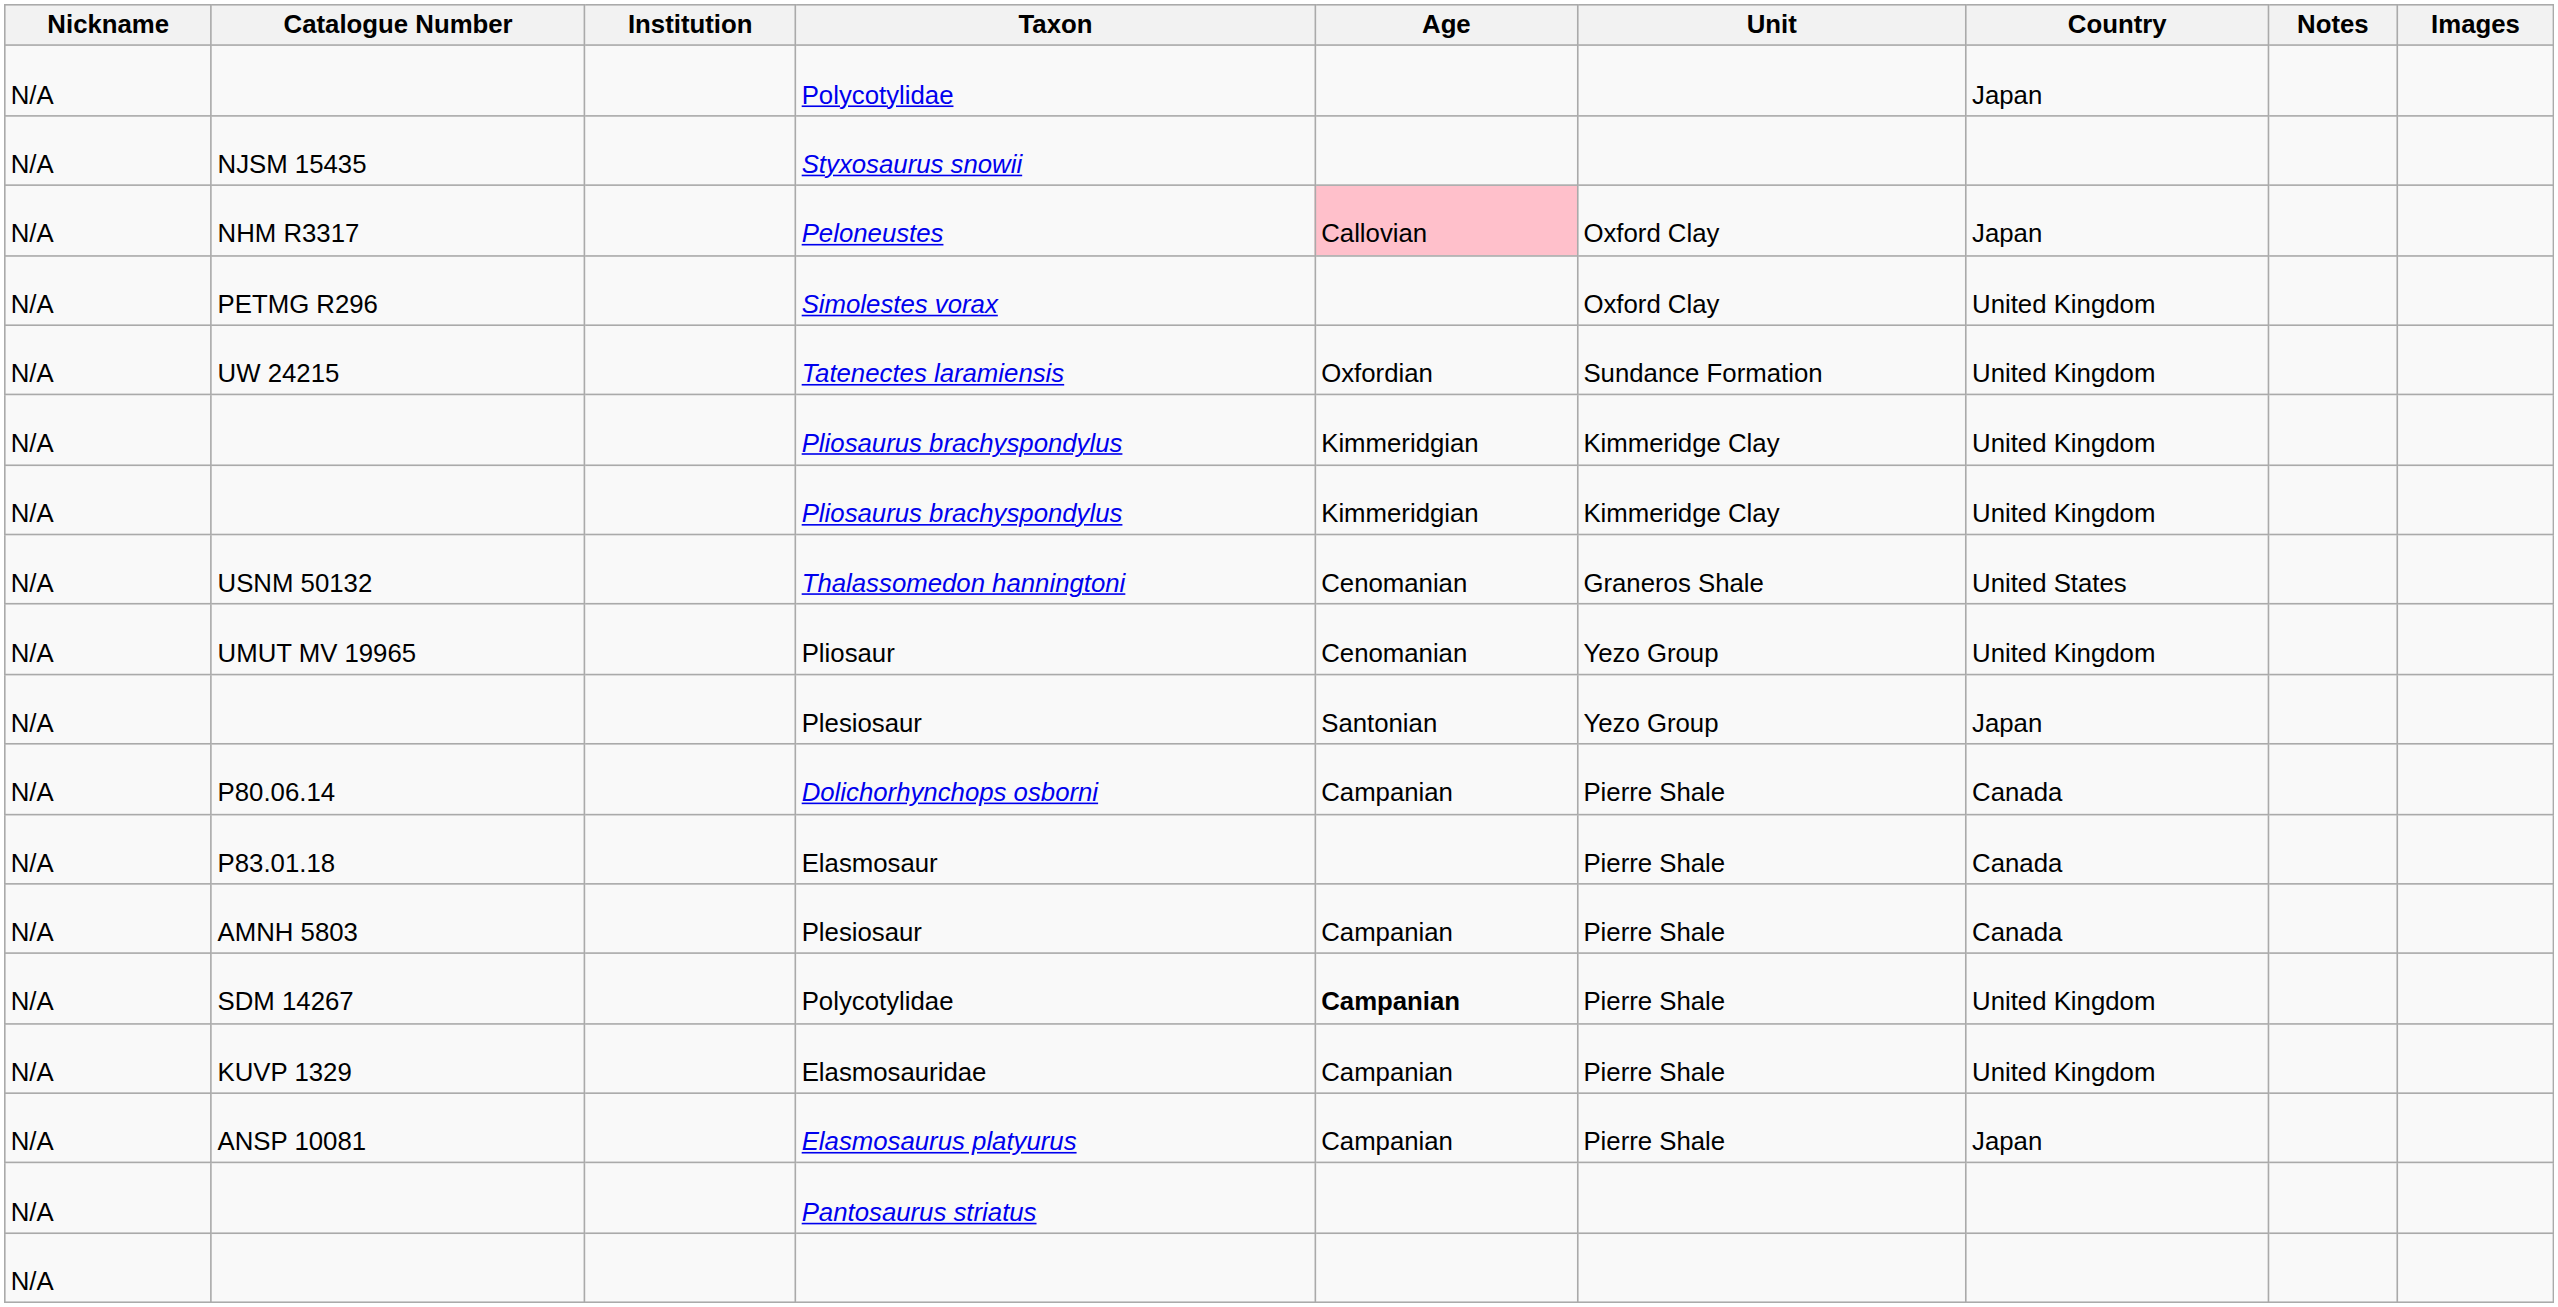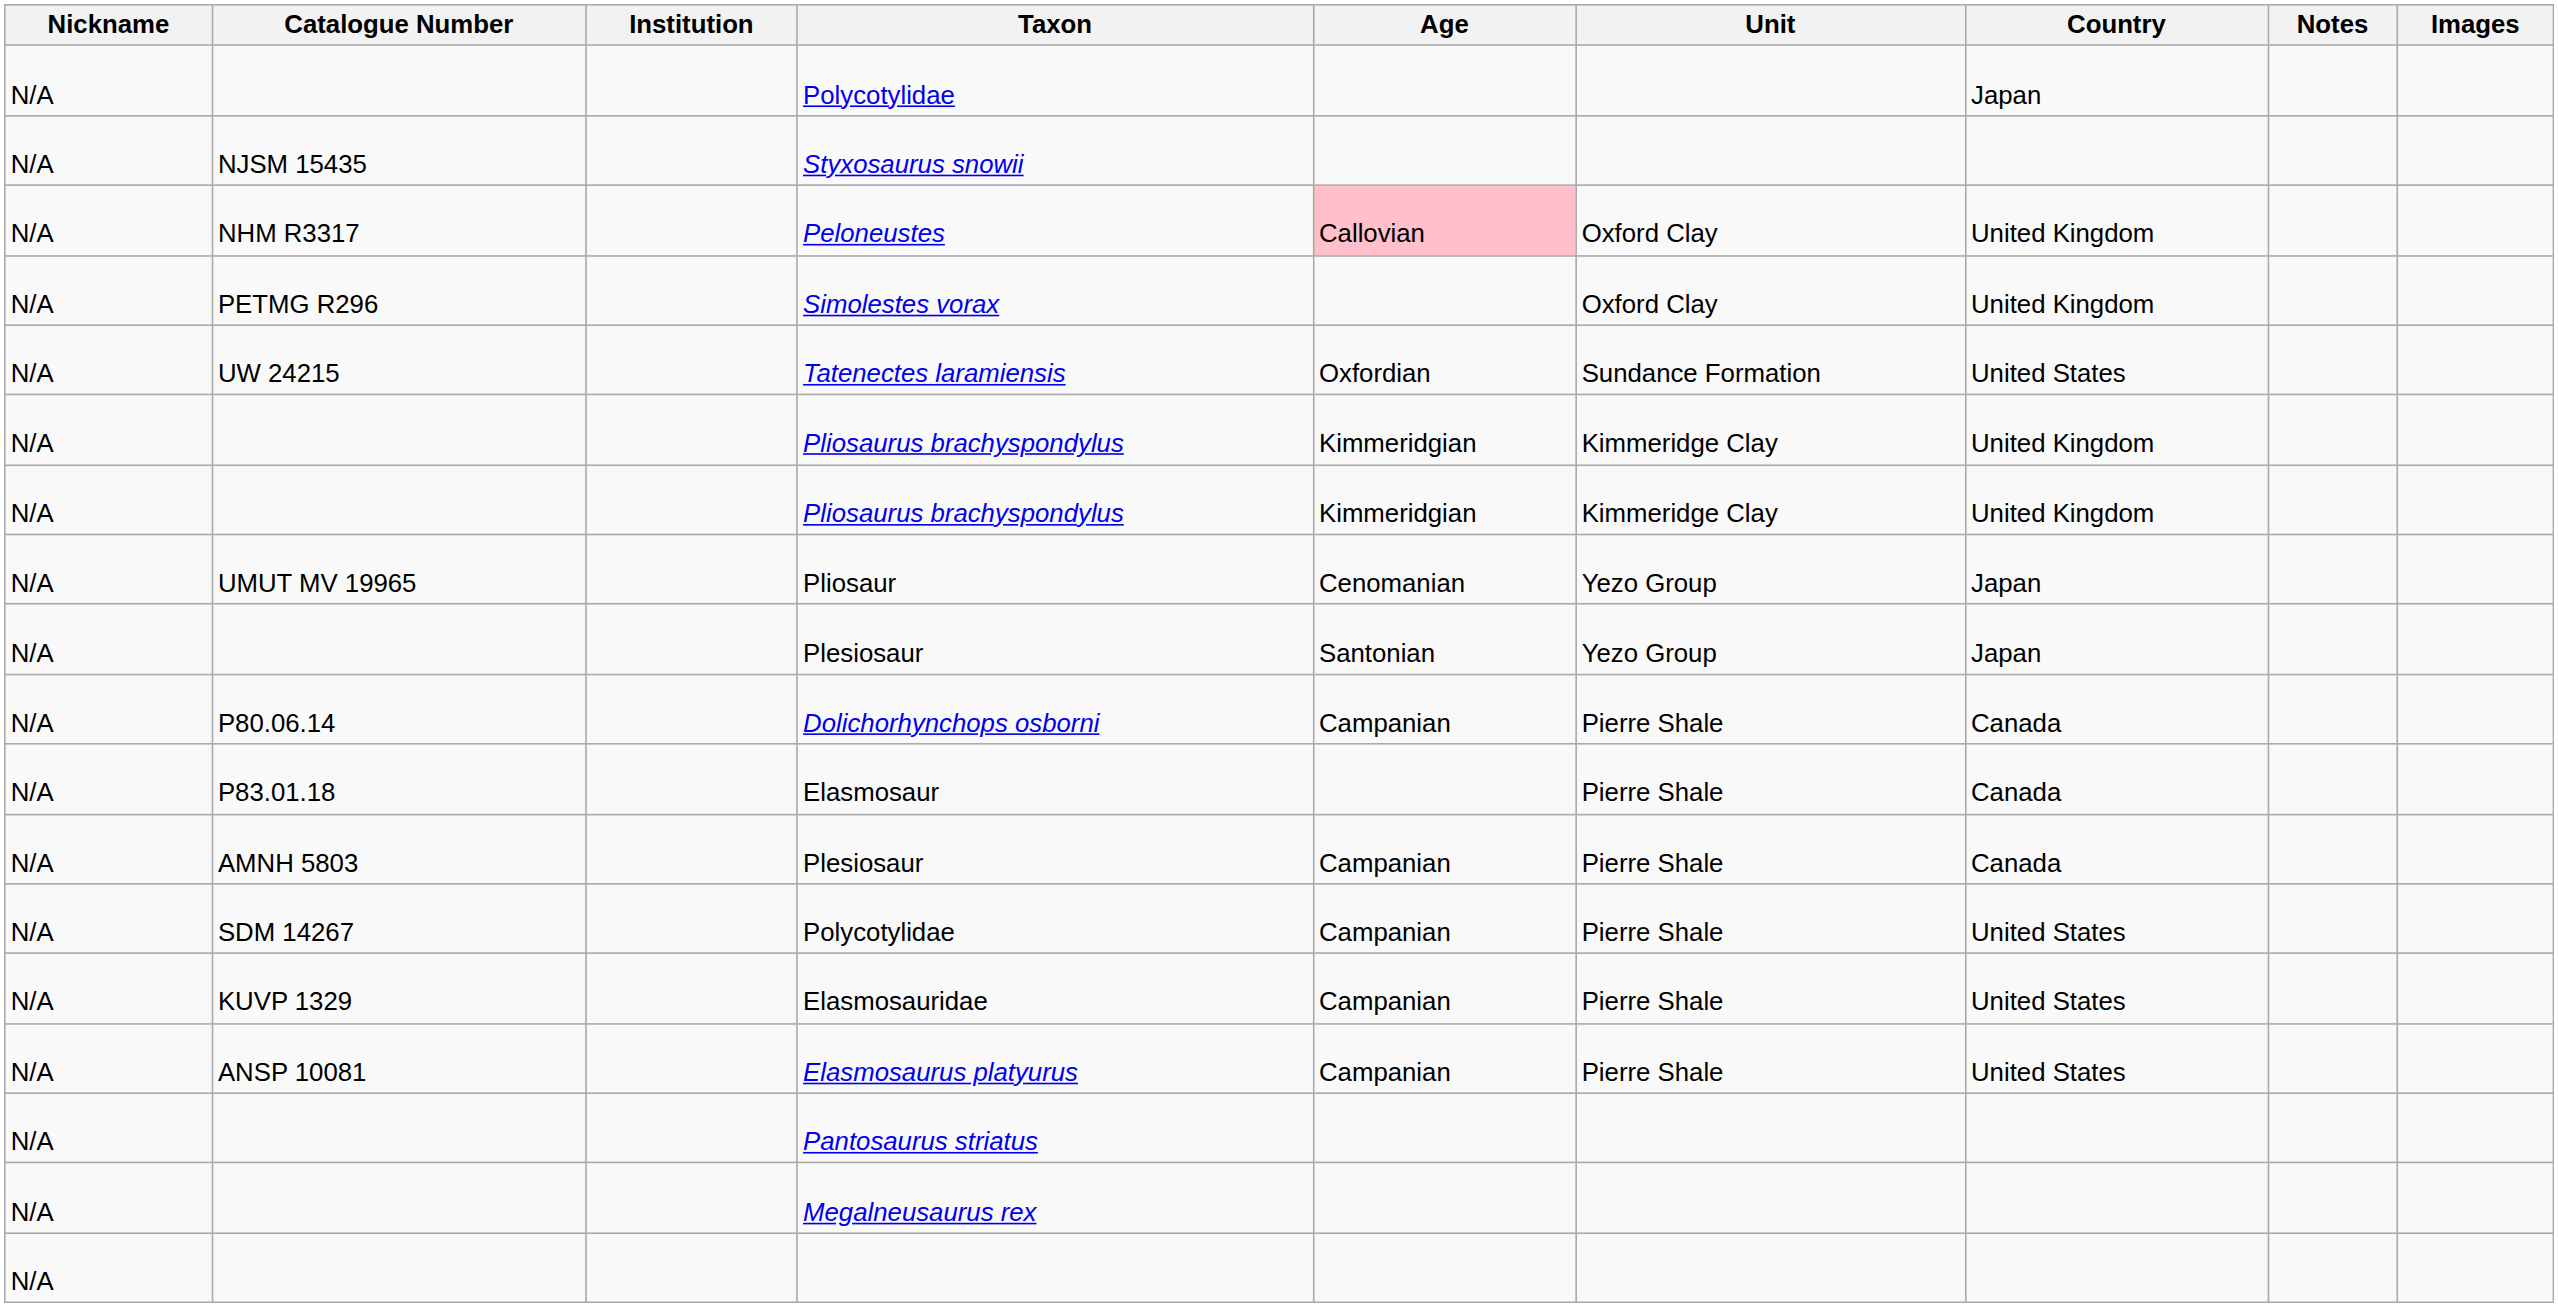(2007, 234) Japan -> (2063, 234) United Kingdom
(2064, 374) United Kingdom -> (2048, 374) United States
- row: (295, 583)
(2064, 653) United Kingdom -> (2006, 583) Japan
(1391, 1002) bold -> (1385, 932) normal
(2064, 1002) United Kingdom -> (2048, 932) United States
(2064, 1072) United Kingdom -> (2048, 1002) United States
(2007, 1142) Japan -> (2048, 1072) United States
+ row: (399, 1198)
